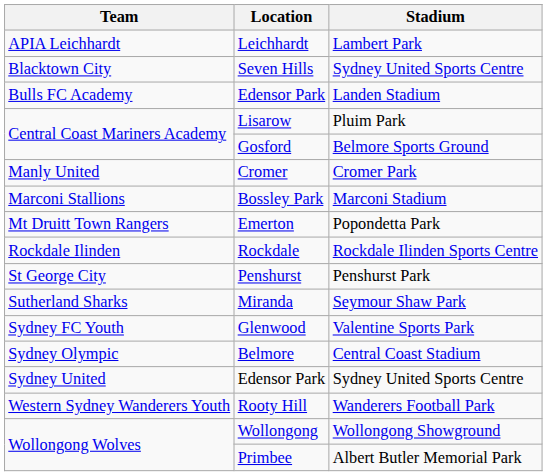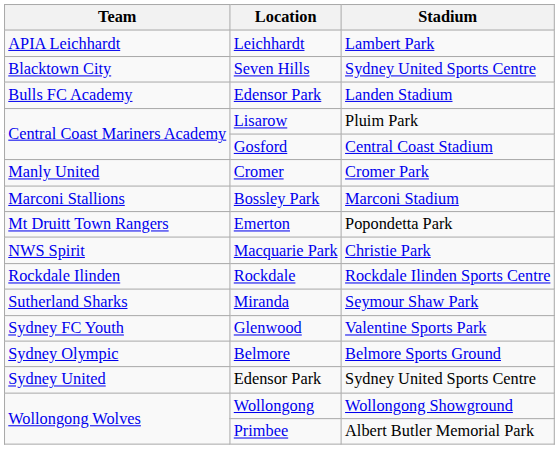(411, 146) Belmore Sports Ground -> (419, 146) Central Coast Stadium
+ row: (47, 250)
- row: (57, 276)
(407, 353) Central Coast Stadium -> (423, 353) Belmore Sports Ground
- row: (119, 405)
